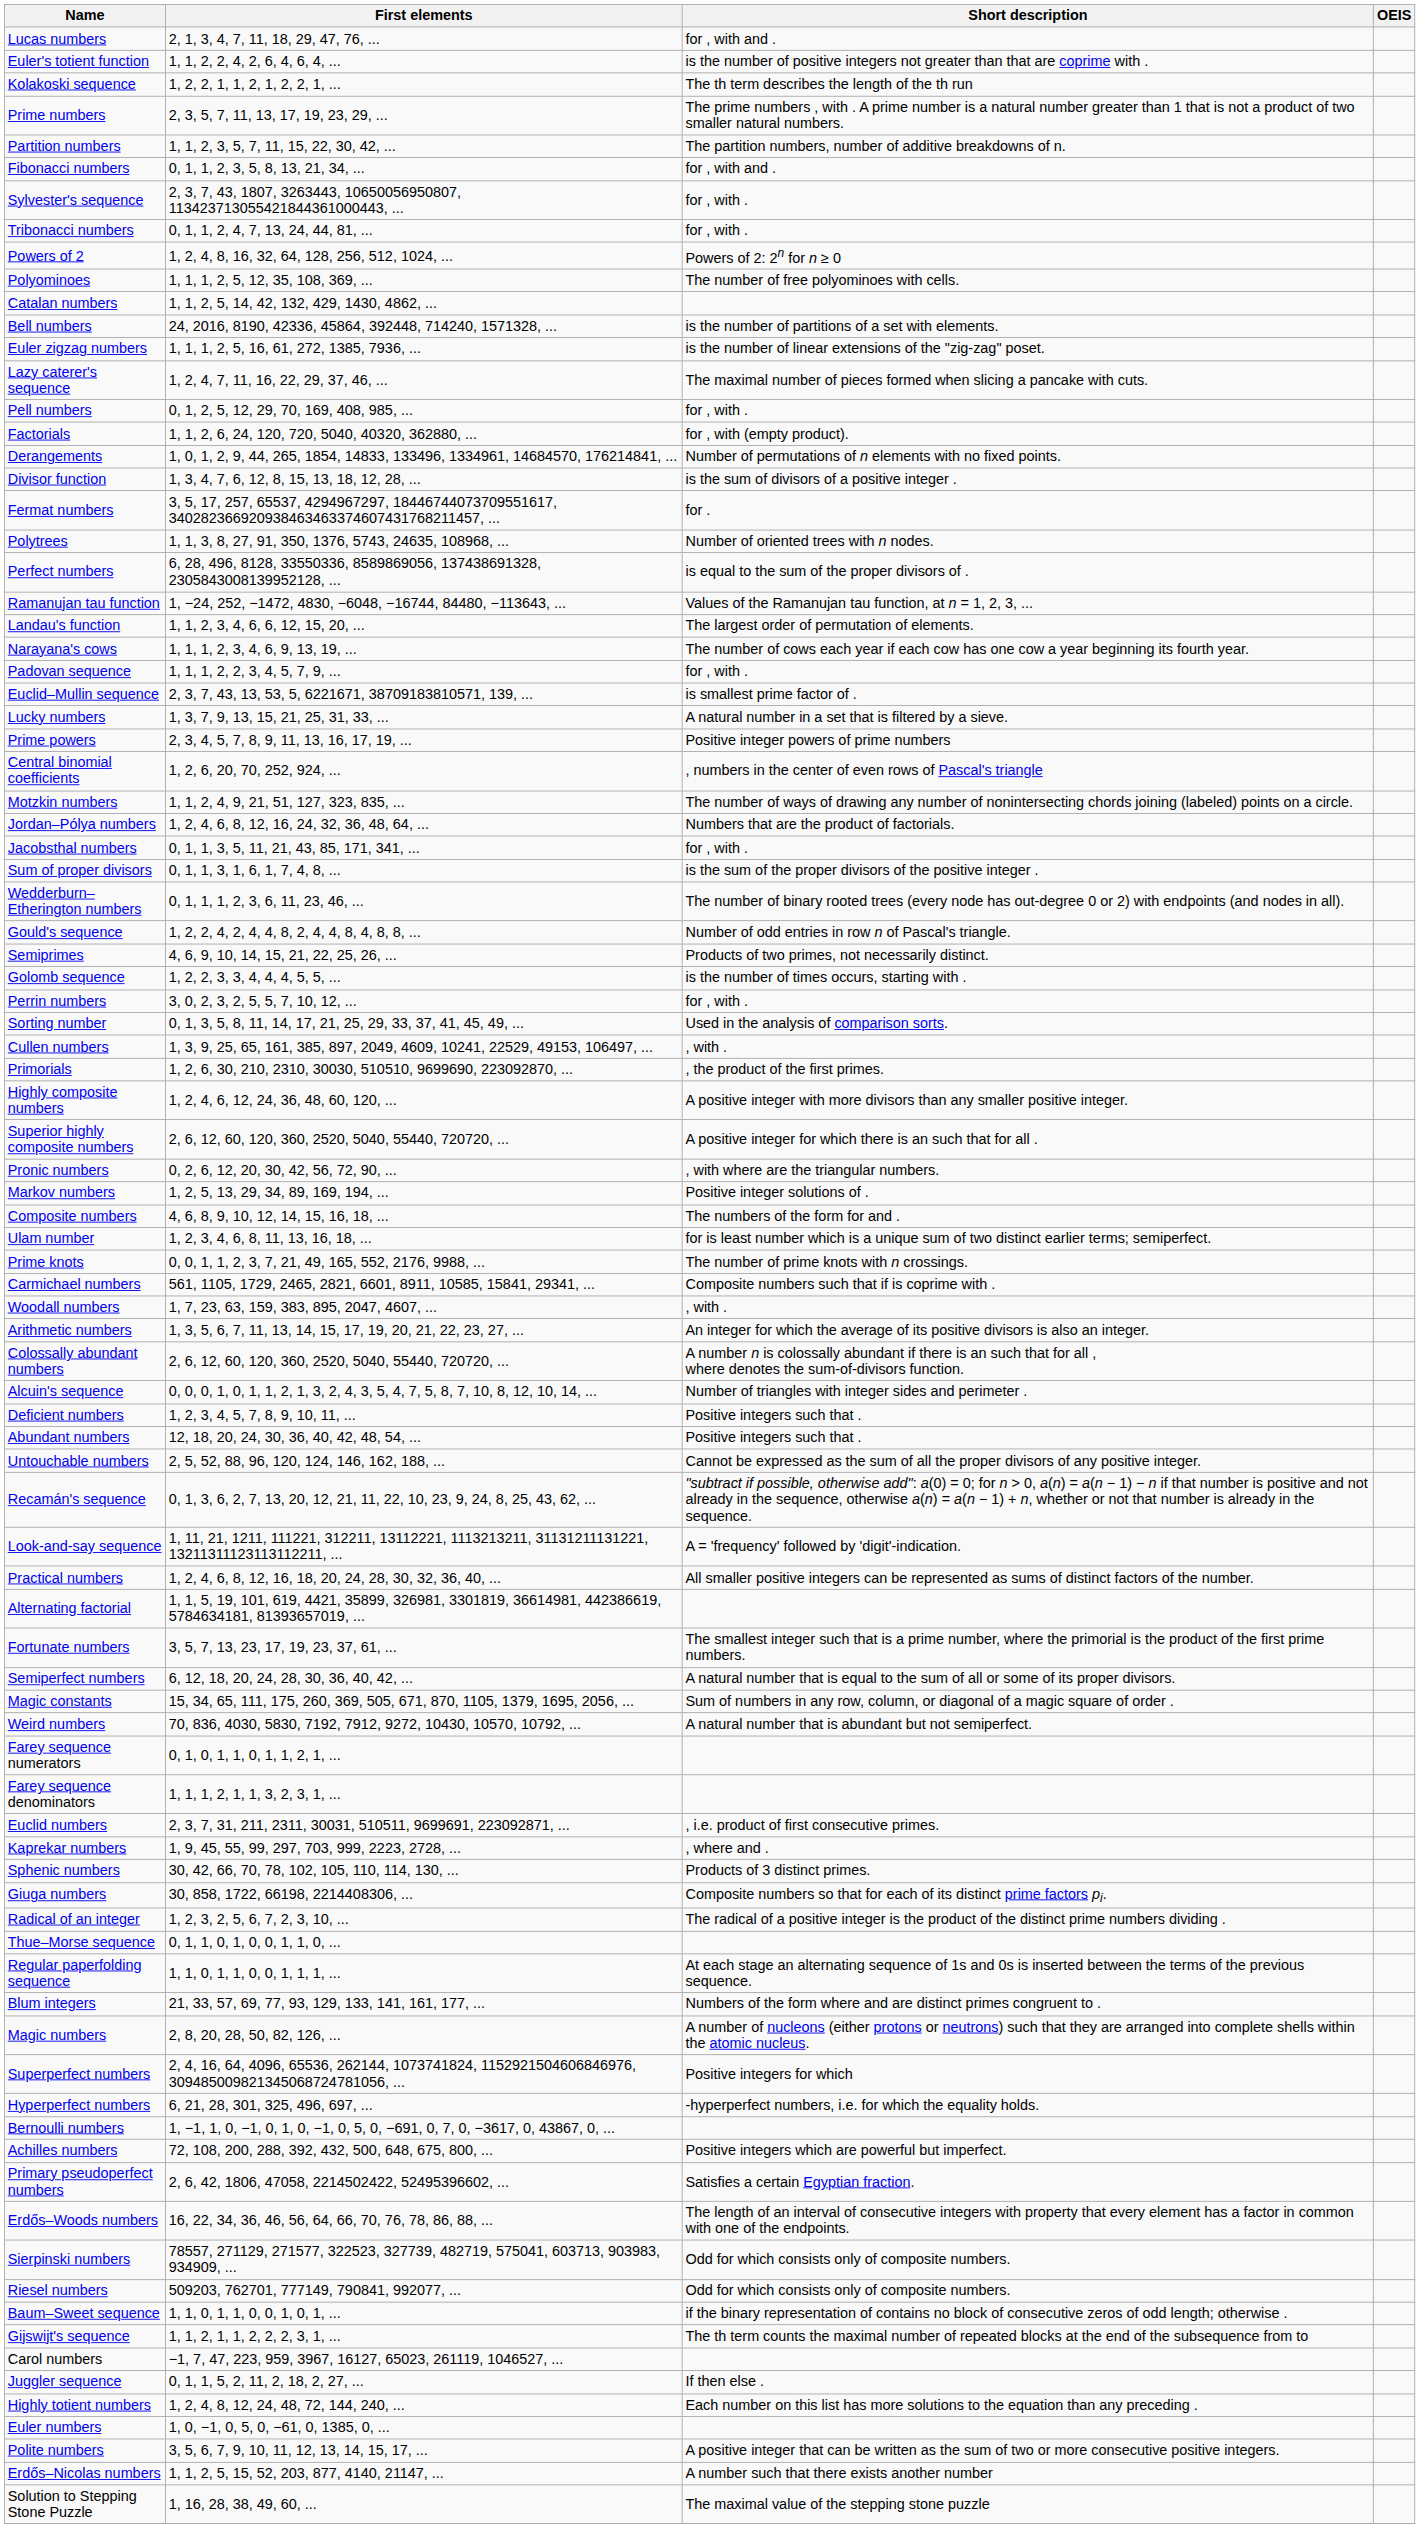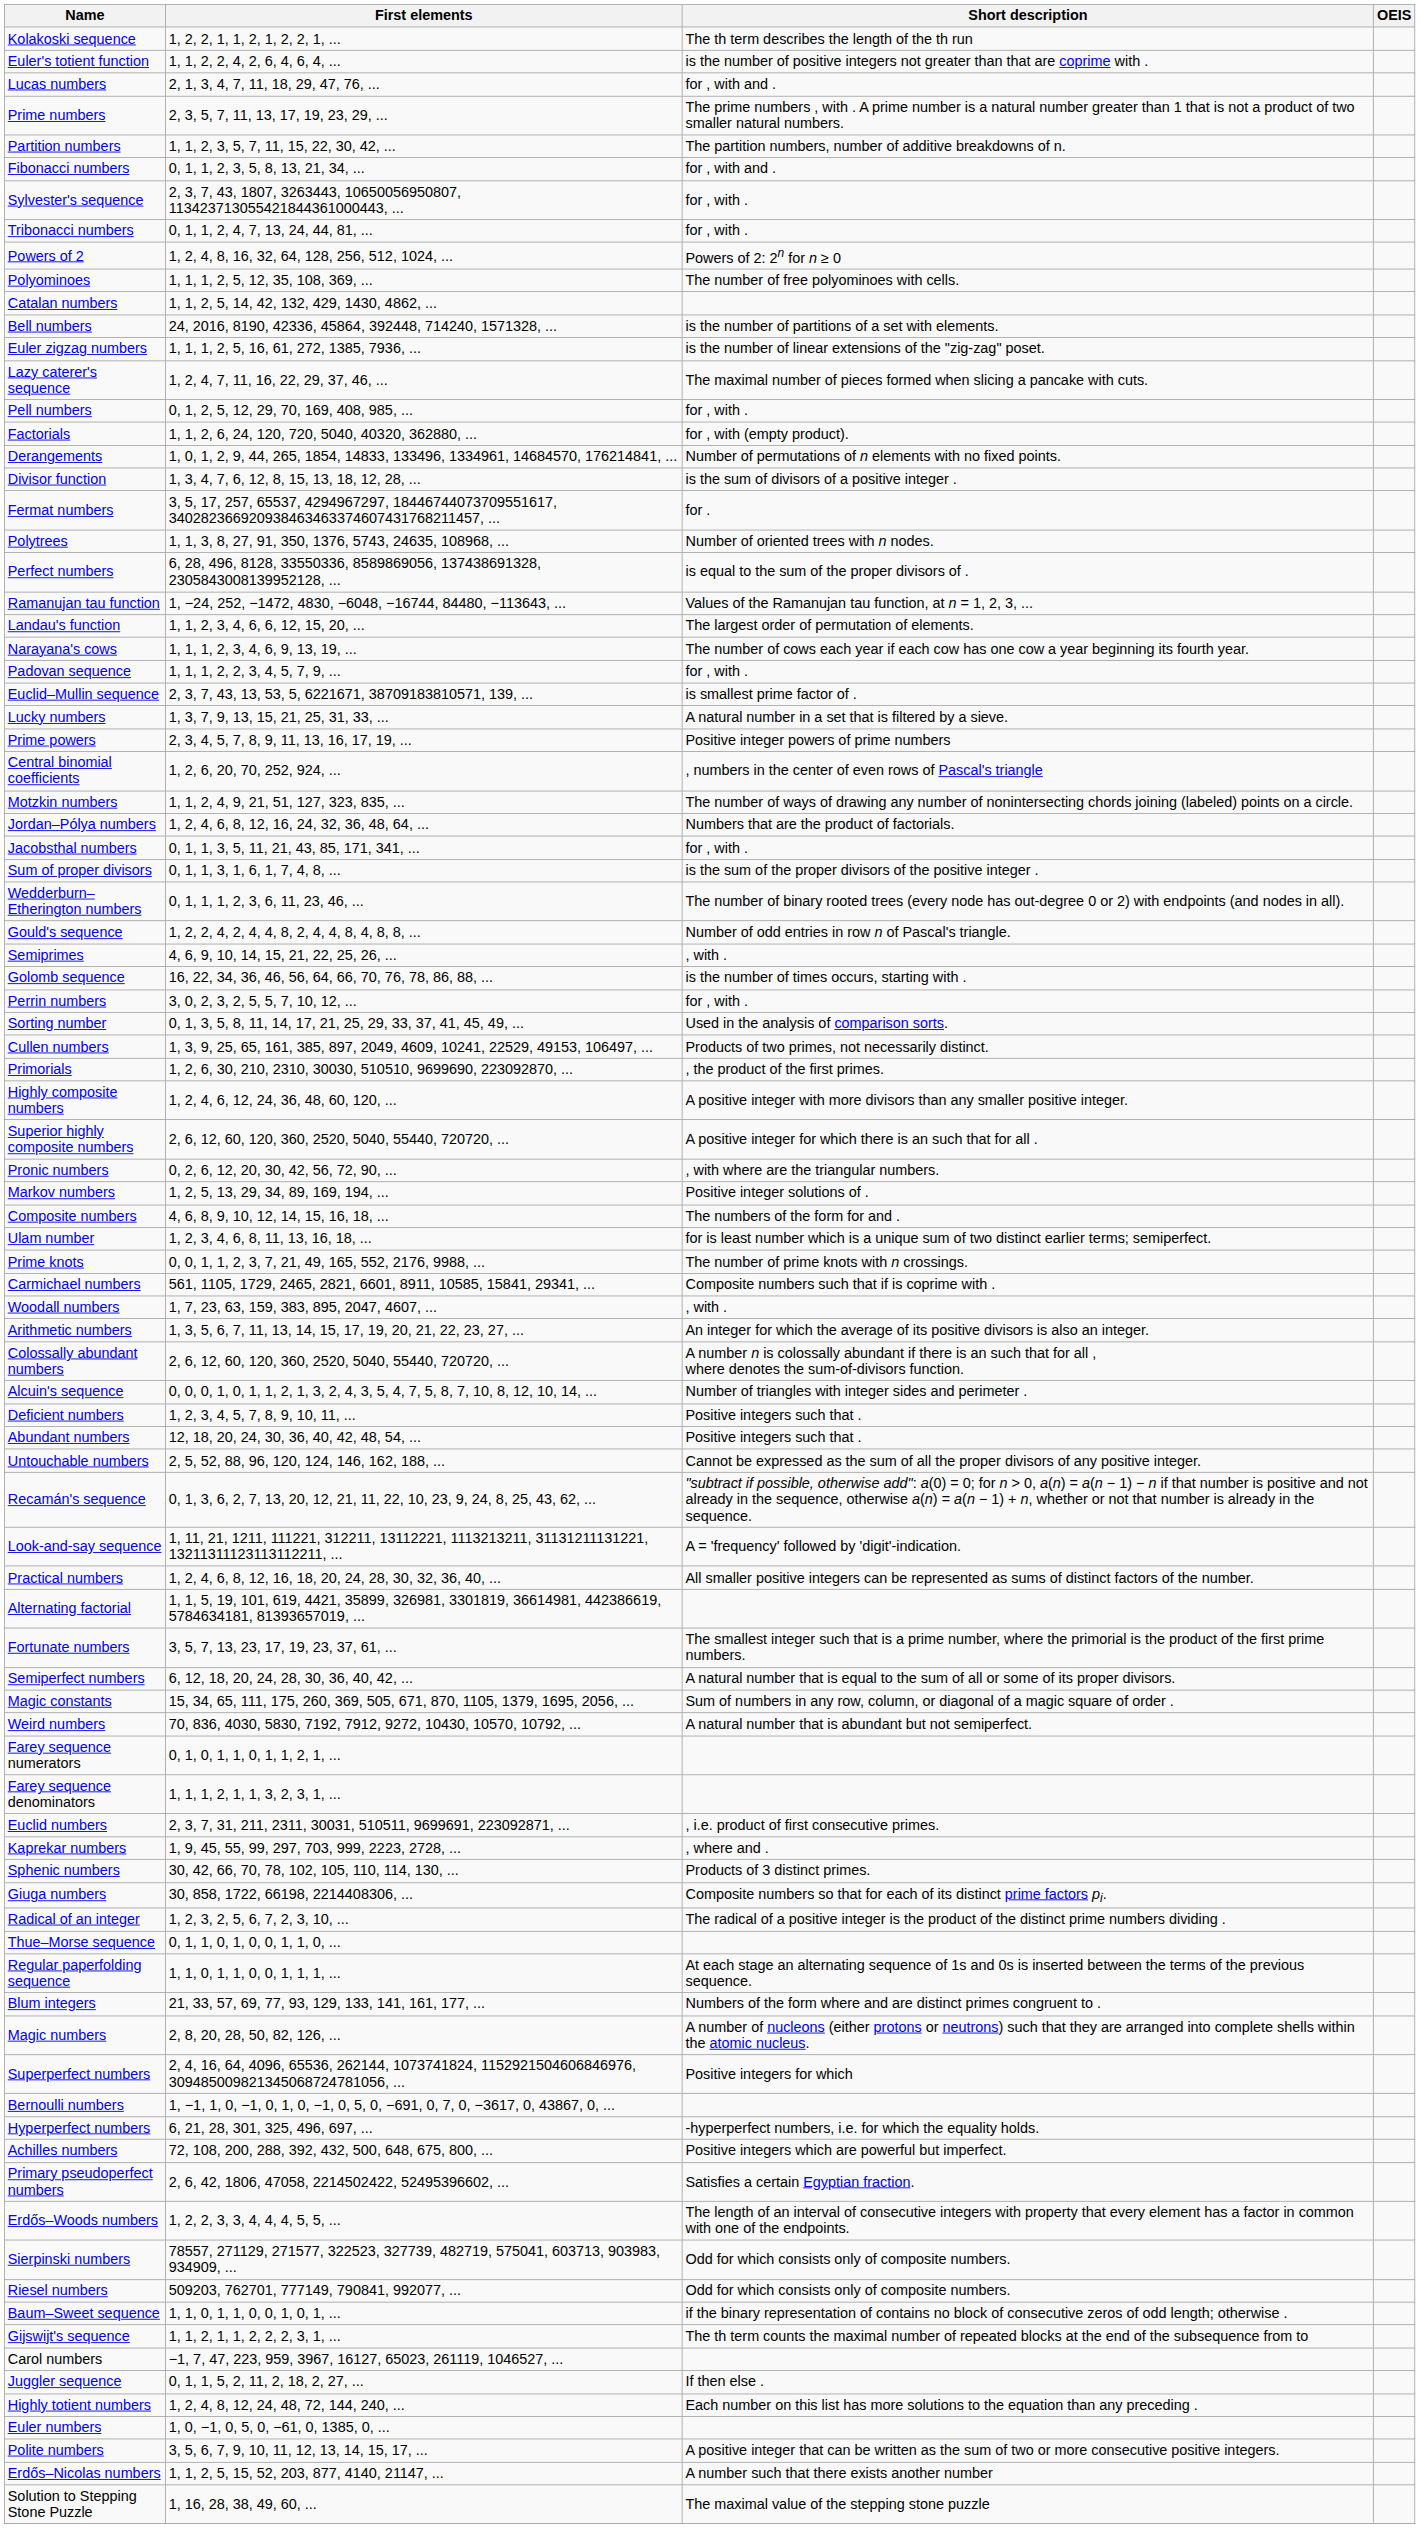rows swapped: (72, 84) <-> (57, 38)
(837, 955) Products of two primes, not necessarily distinct. -> (706, 955) , with .
(255, 978) 1, 2, 2, 3, 3, 4, 4, 4, 5, 5, ... -> (331, 978) 16, 22, 34, 36, 46, 56, 64, 66, 70, 76, 78, 86, 88, ...
(706, 1046) , with . -> (837, 1046) Products of two primes, not necessarily distinct.
rows swapped: (66, 2128) <-> (79, 2105)
(331, 2220) 16, 22, 34, 36, 46, 56, 64, 66, 70, 76, 78, 86, 88, ... -> (255, 2220) 1, 2, 2, 3, 3, 4, 4, 4, 5, 5, ...
